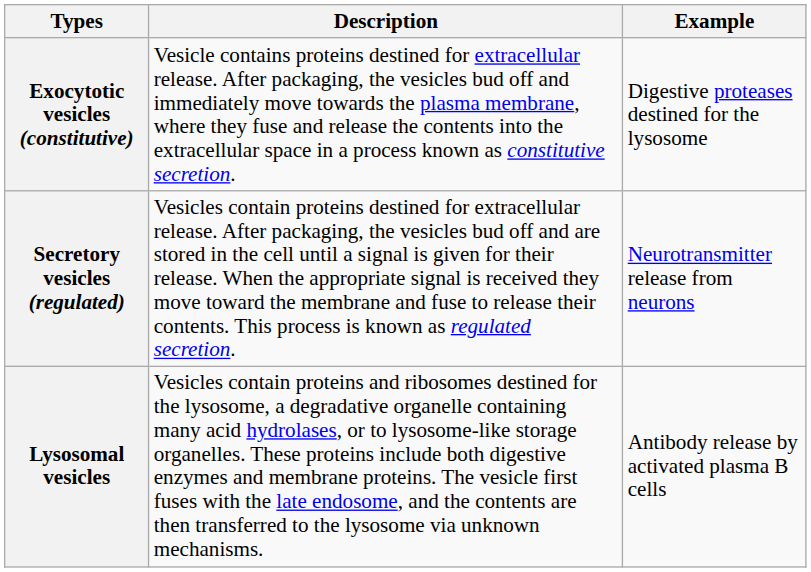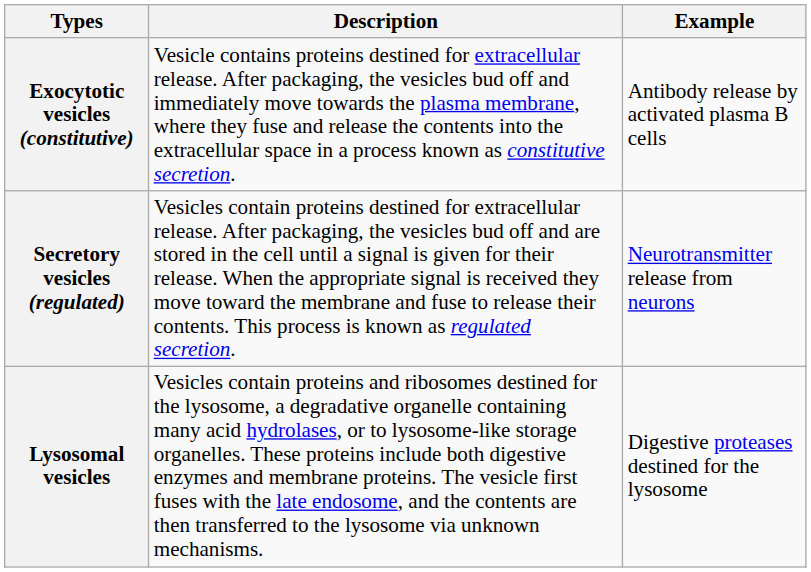(710, 114) Digestive proteases destined for the lysosome -> (713, 114) Antibody release by activated plasma B cells
(713, 466) Antibody release by activated plasma B cells -> (710, 466) Digestive proteases destined for the lysosome
